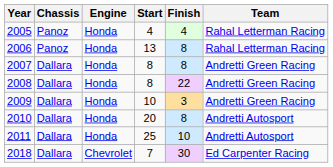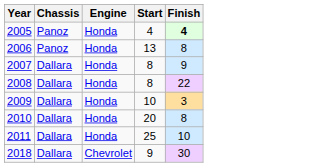- column: (265, 14)
(184, 31) normal -> (184, 31) bold
(184, 66) 8 -> (184, 66) 9
(150, 154) 7 -> (150, 154) 9
